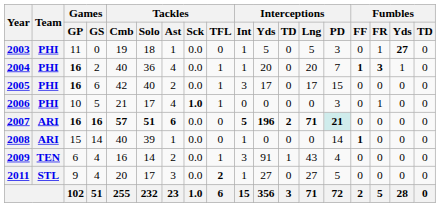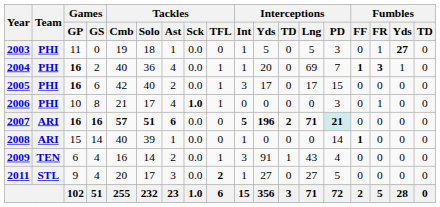(311, 67) 20 -> (311, 67) 69
(97, 103) 5 -> (97, 103) 8
